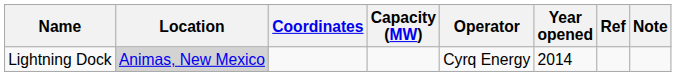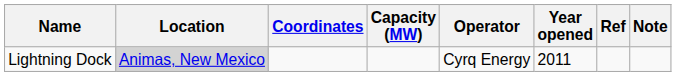(555, 59) 2014 -> (554, 59) 2011
